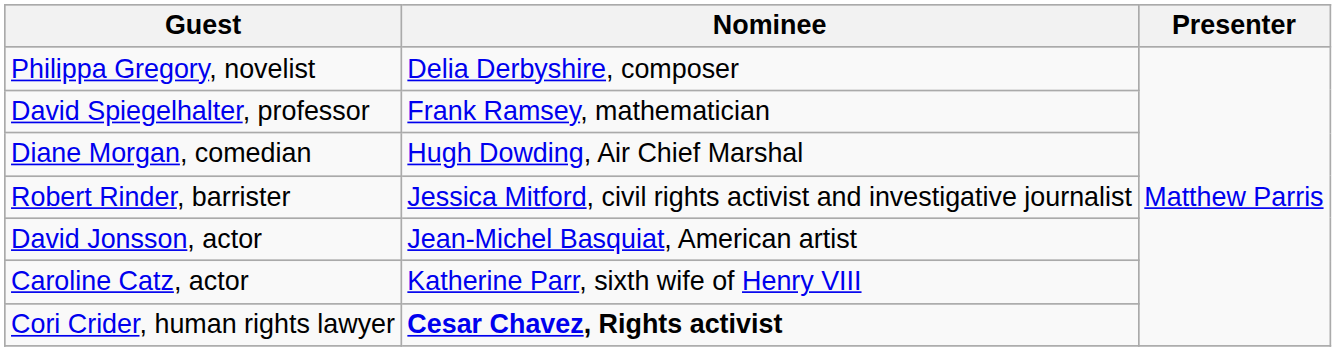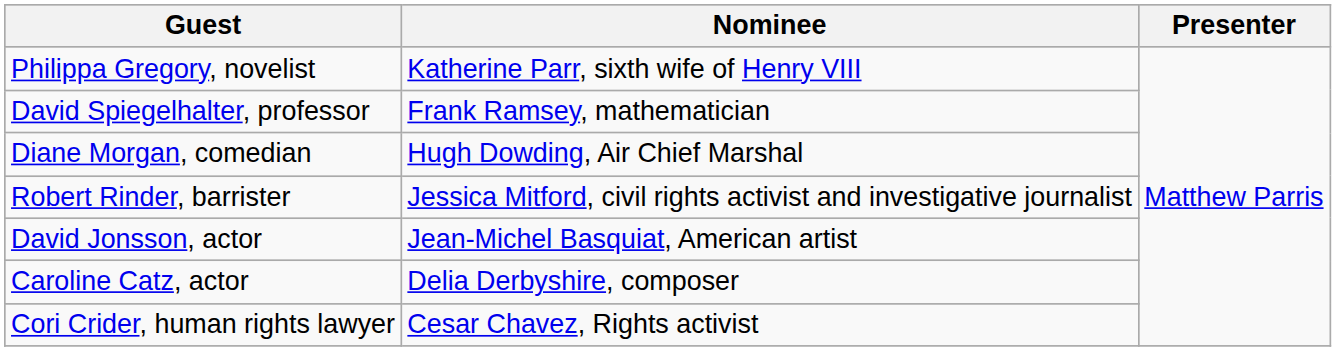(573, 68) Delia Derbyshire, composer -> (634, 68) Katherine Parr, sixth wife of Henry VIII
(634, 281) Katherine Parr, sixth wife of Henry VIII -> (573, 281) Delia Derbyshire, composer
(595, 324) bold -> (583, 324) normal
